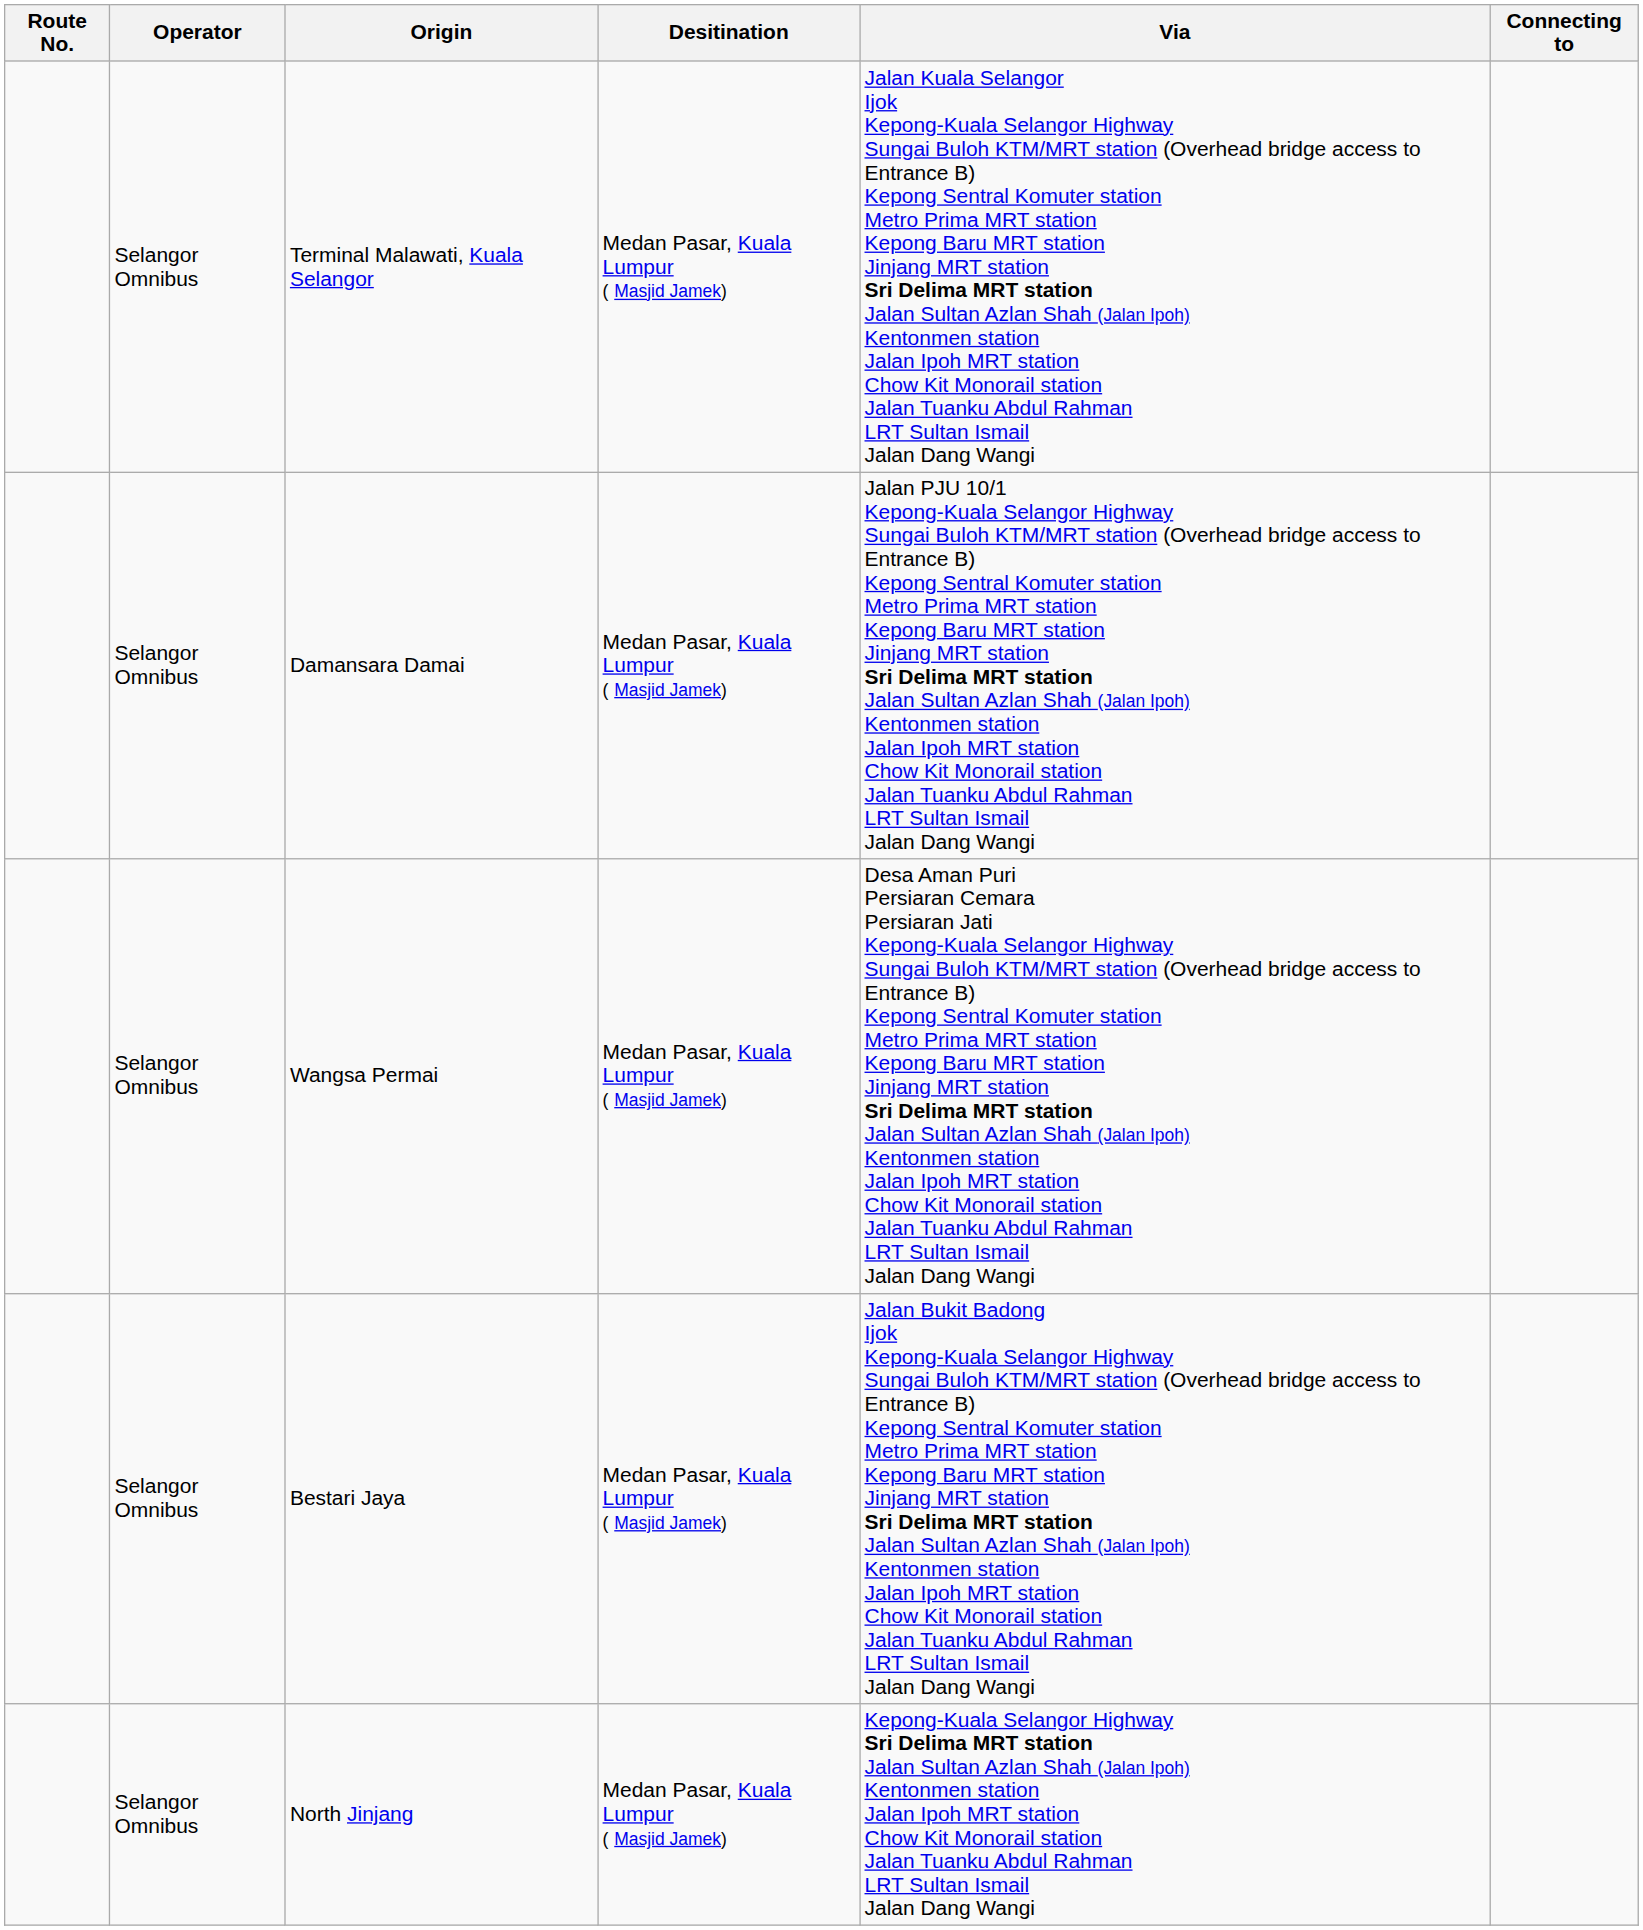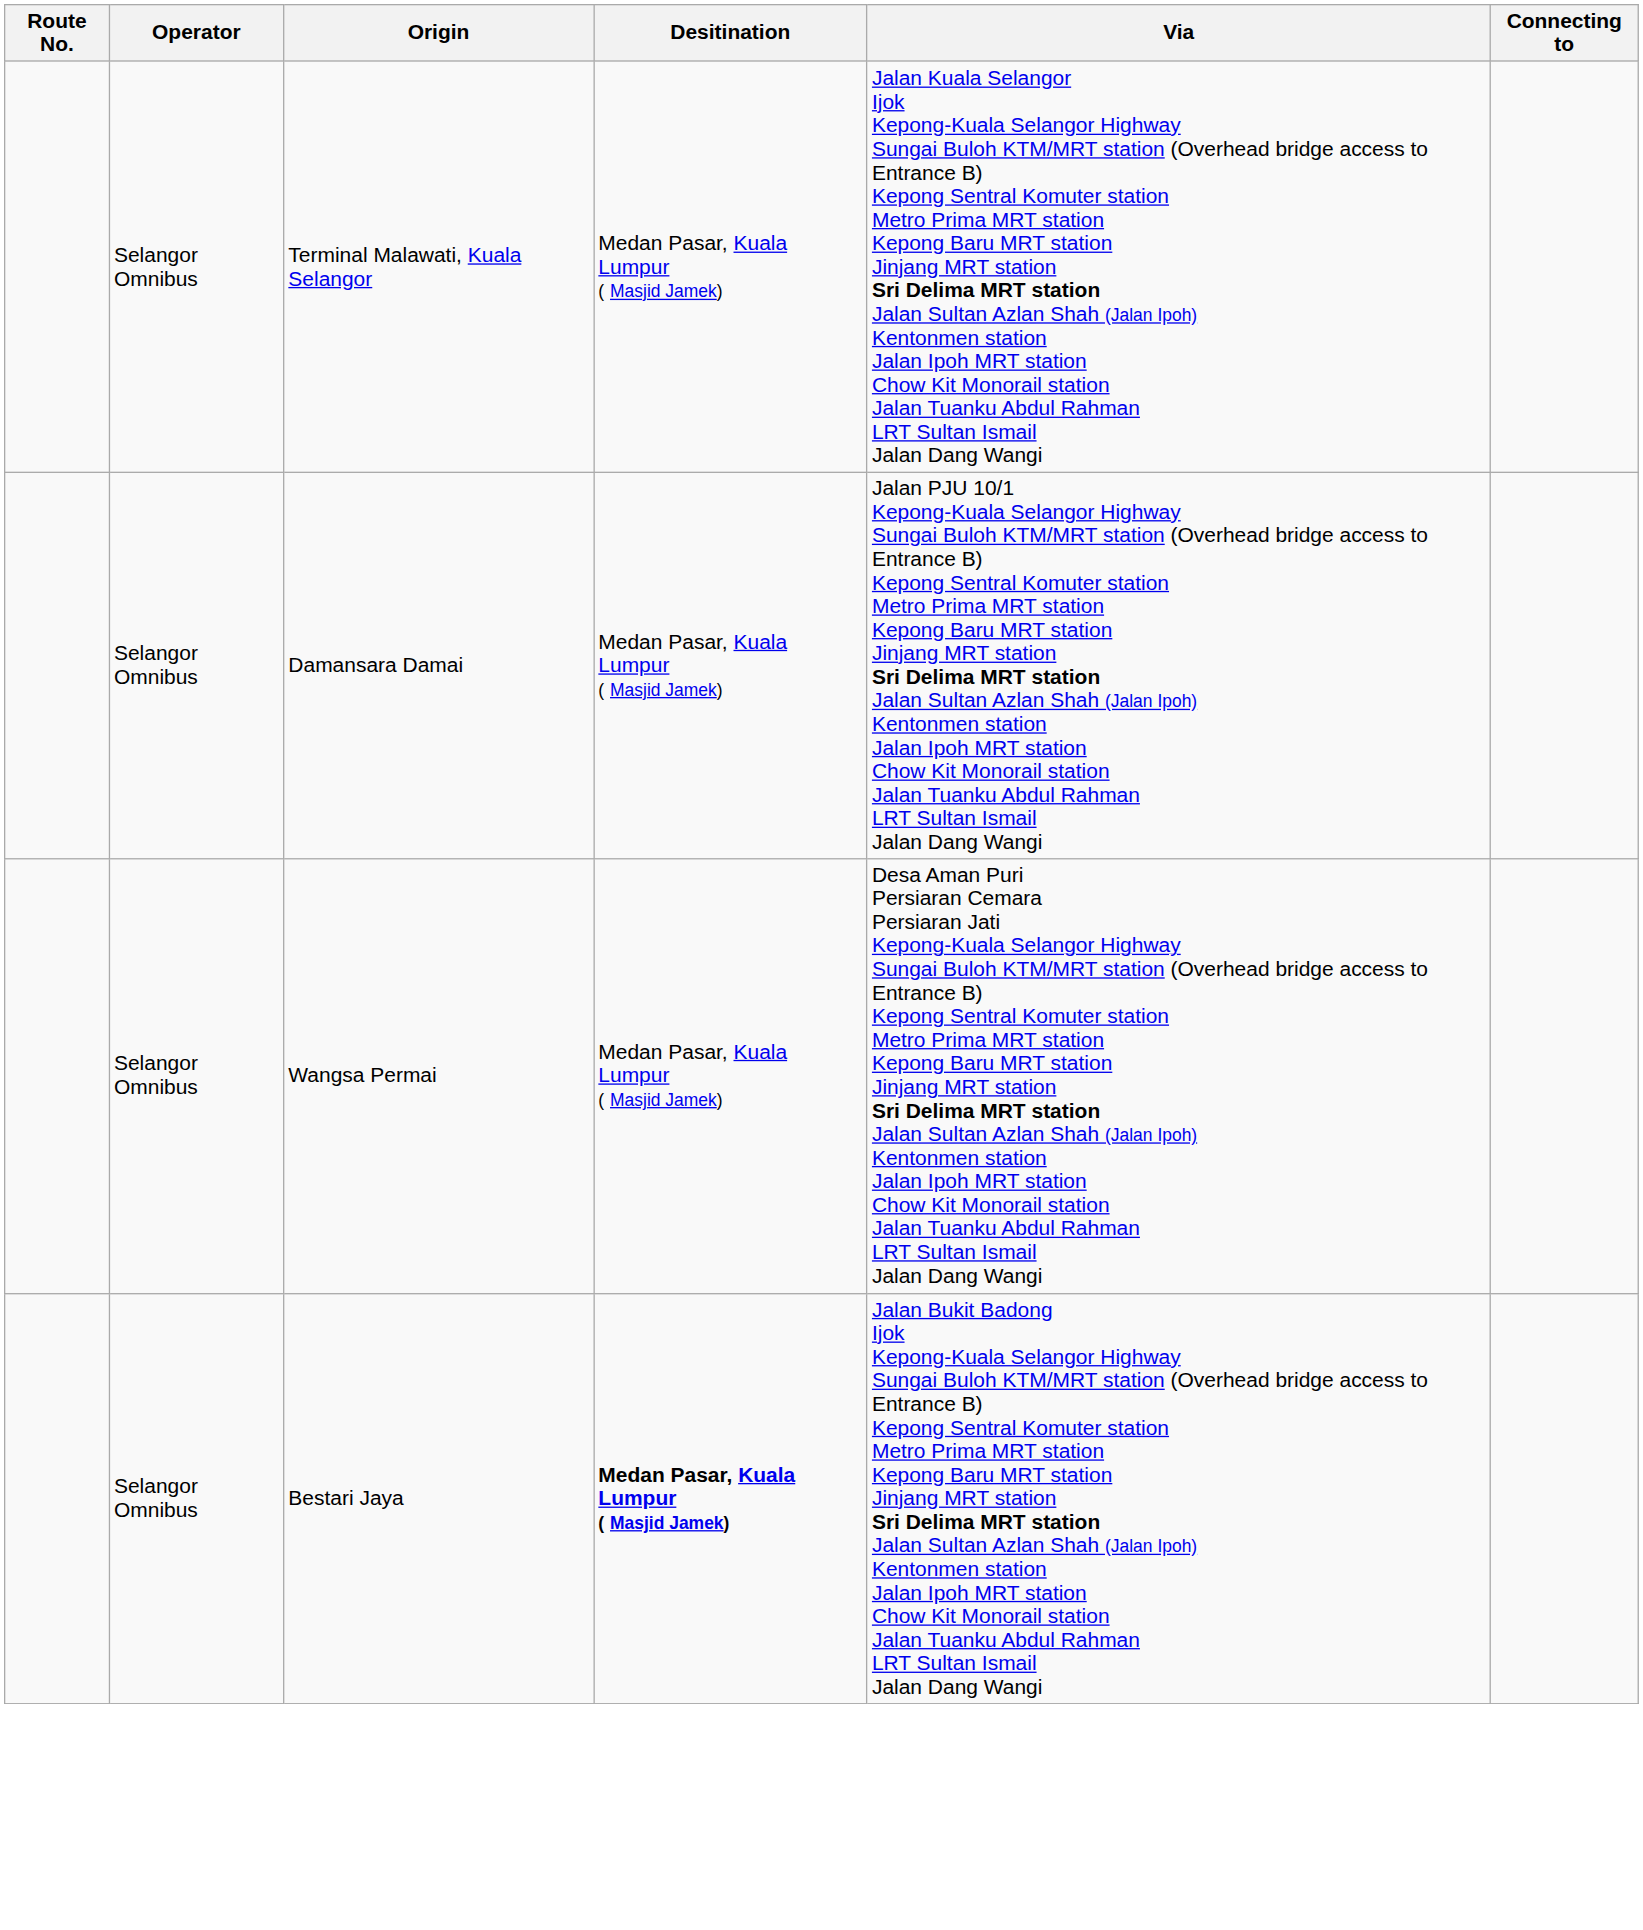(697, 1498) normal -> (697, 1498) bold
- row: (352, 1814)
